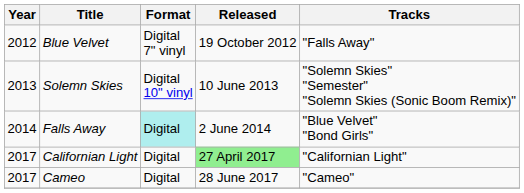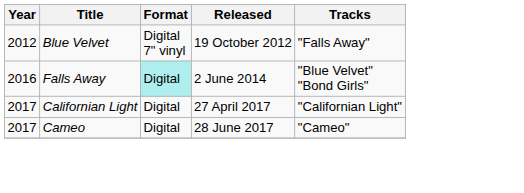- row: (83, 86)
(22, 128) 2014 -> (22, 78) 2016
(237, 157) lightgreen background -> (232, 106) no background
